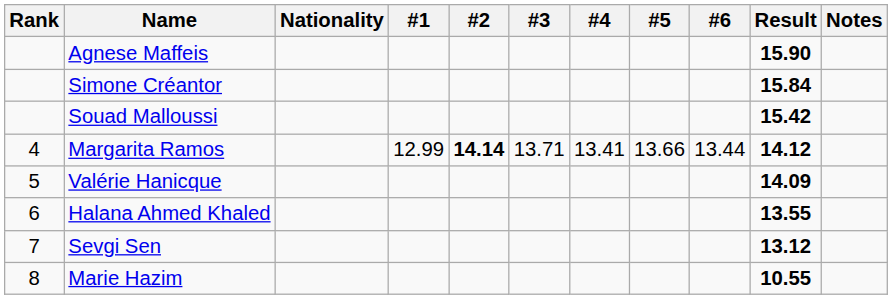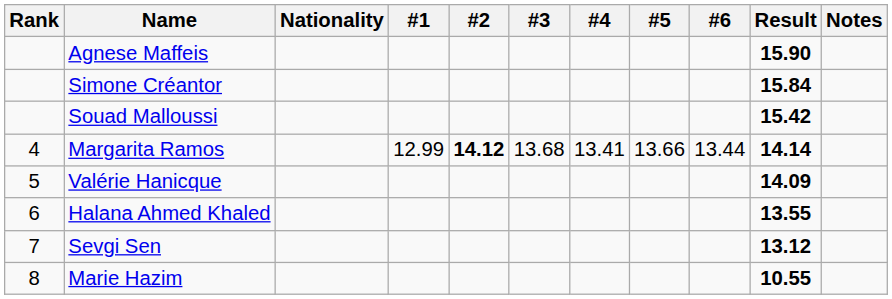(479, 149) 14.14 -> (479, 149) 14.12
(539, 149) 13.71 -> (539, 149) 13.68
(786, 149) 14.12 -> (786, 149) 14.14
